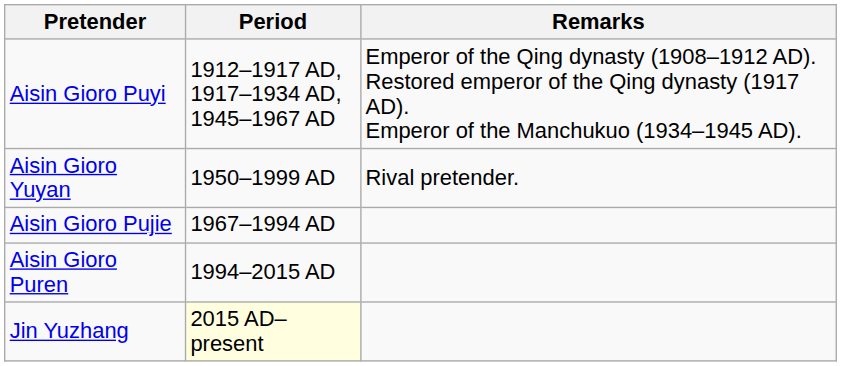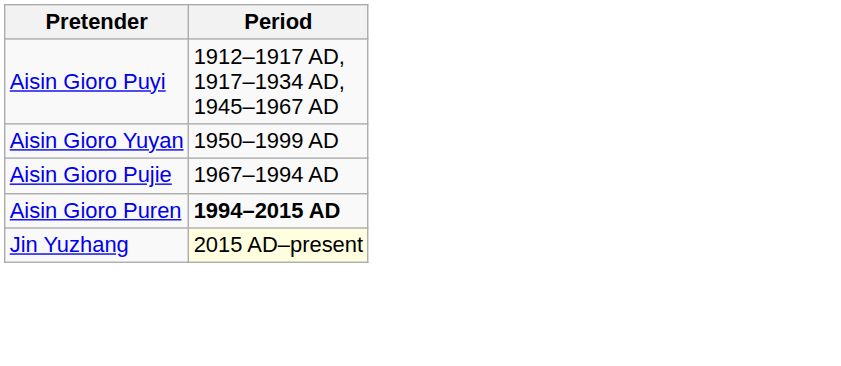- column: (598, 21)
(263, 271) normal -> (267, 210) bold
